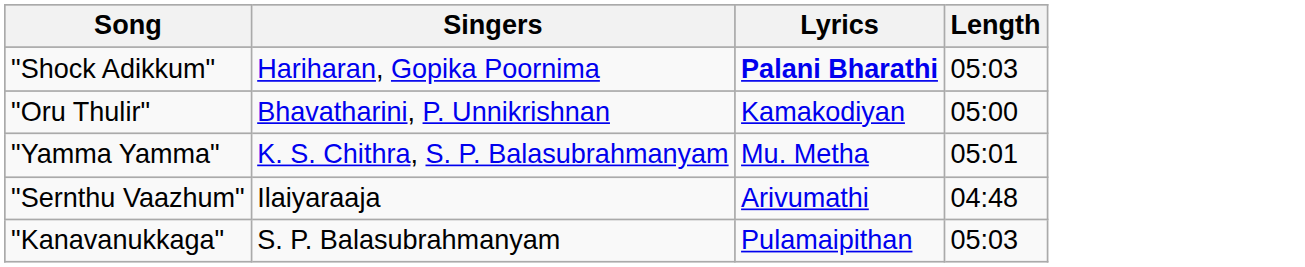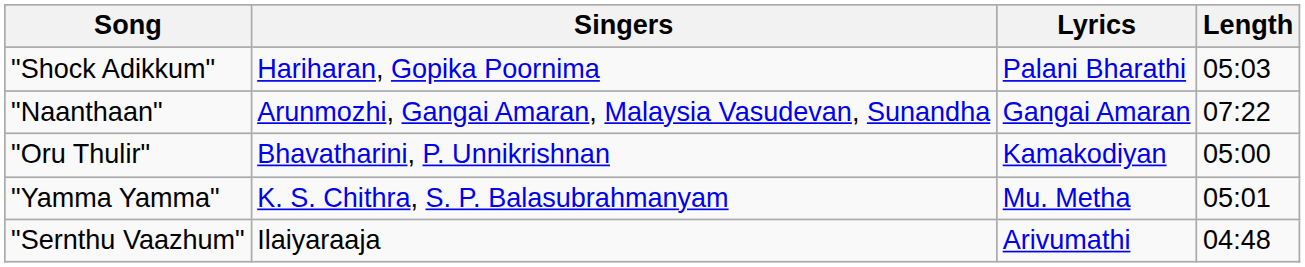(840, 68) bold -> (1094, 68) normal
+ row: (87, 111)
- row: (118, 240)
